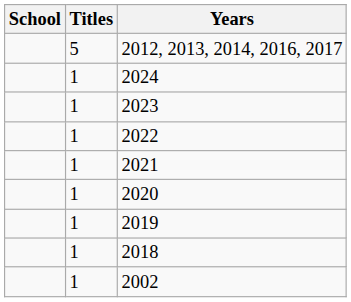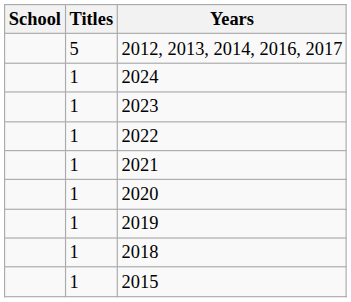+ row: (140, 281)
- row: (140, 281)
